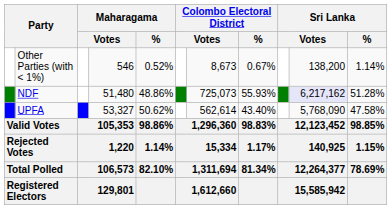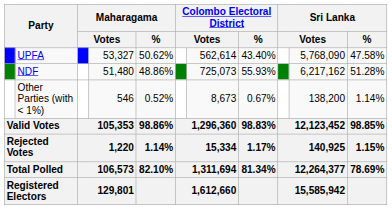rows swapped: (31, 110) <-> (45, 67)
(323, 94) lavender background -> (323, 71) no background
